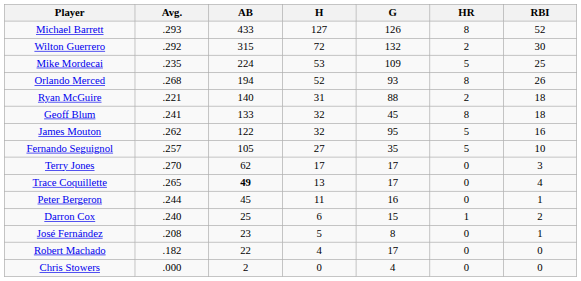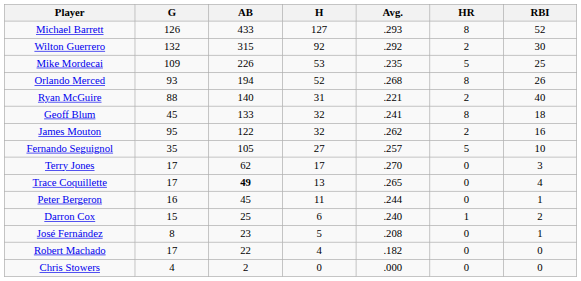columns swapped: (393, 13) <-> (172, 13)
(319, 47) 72 -> (319, 47) 92
(246, 64) 224 -> (246, 64) 226
(540, 98) 18 -> (540, 98) 40
(466, 132) 5 -> (466, 132) 2
